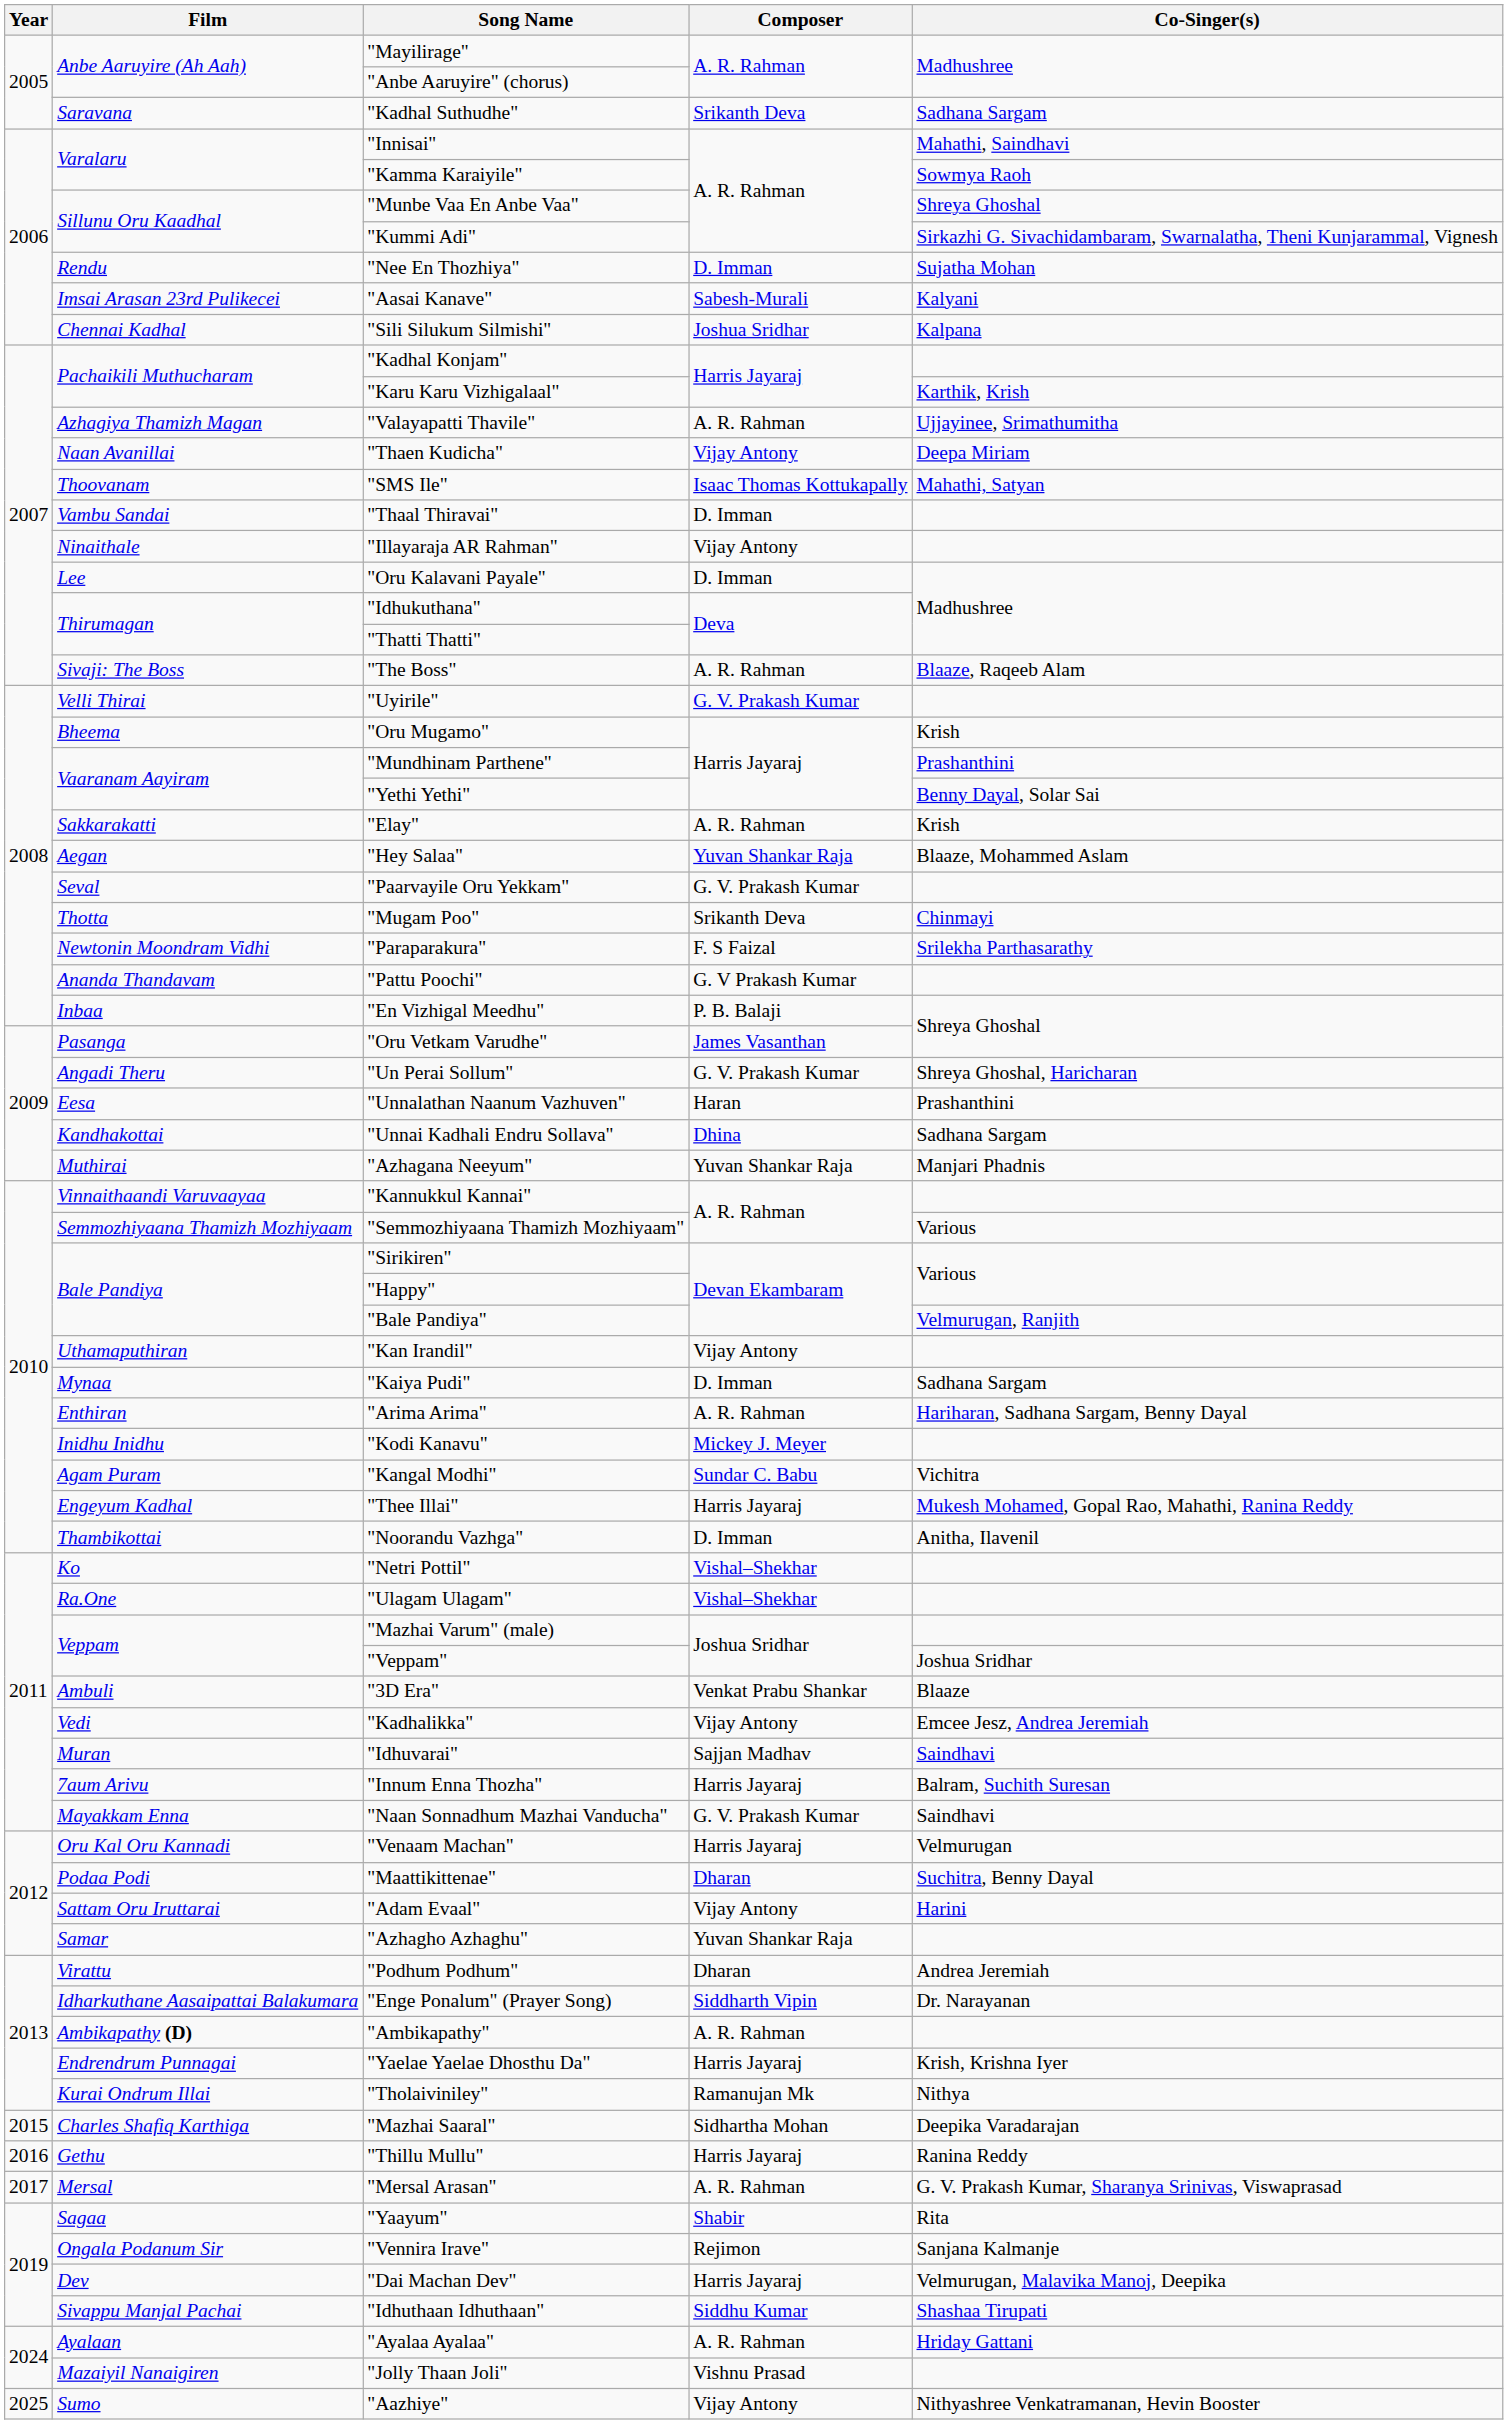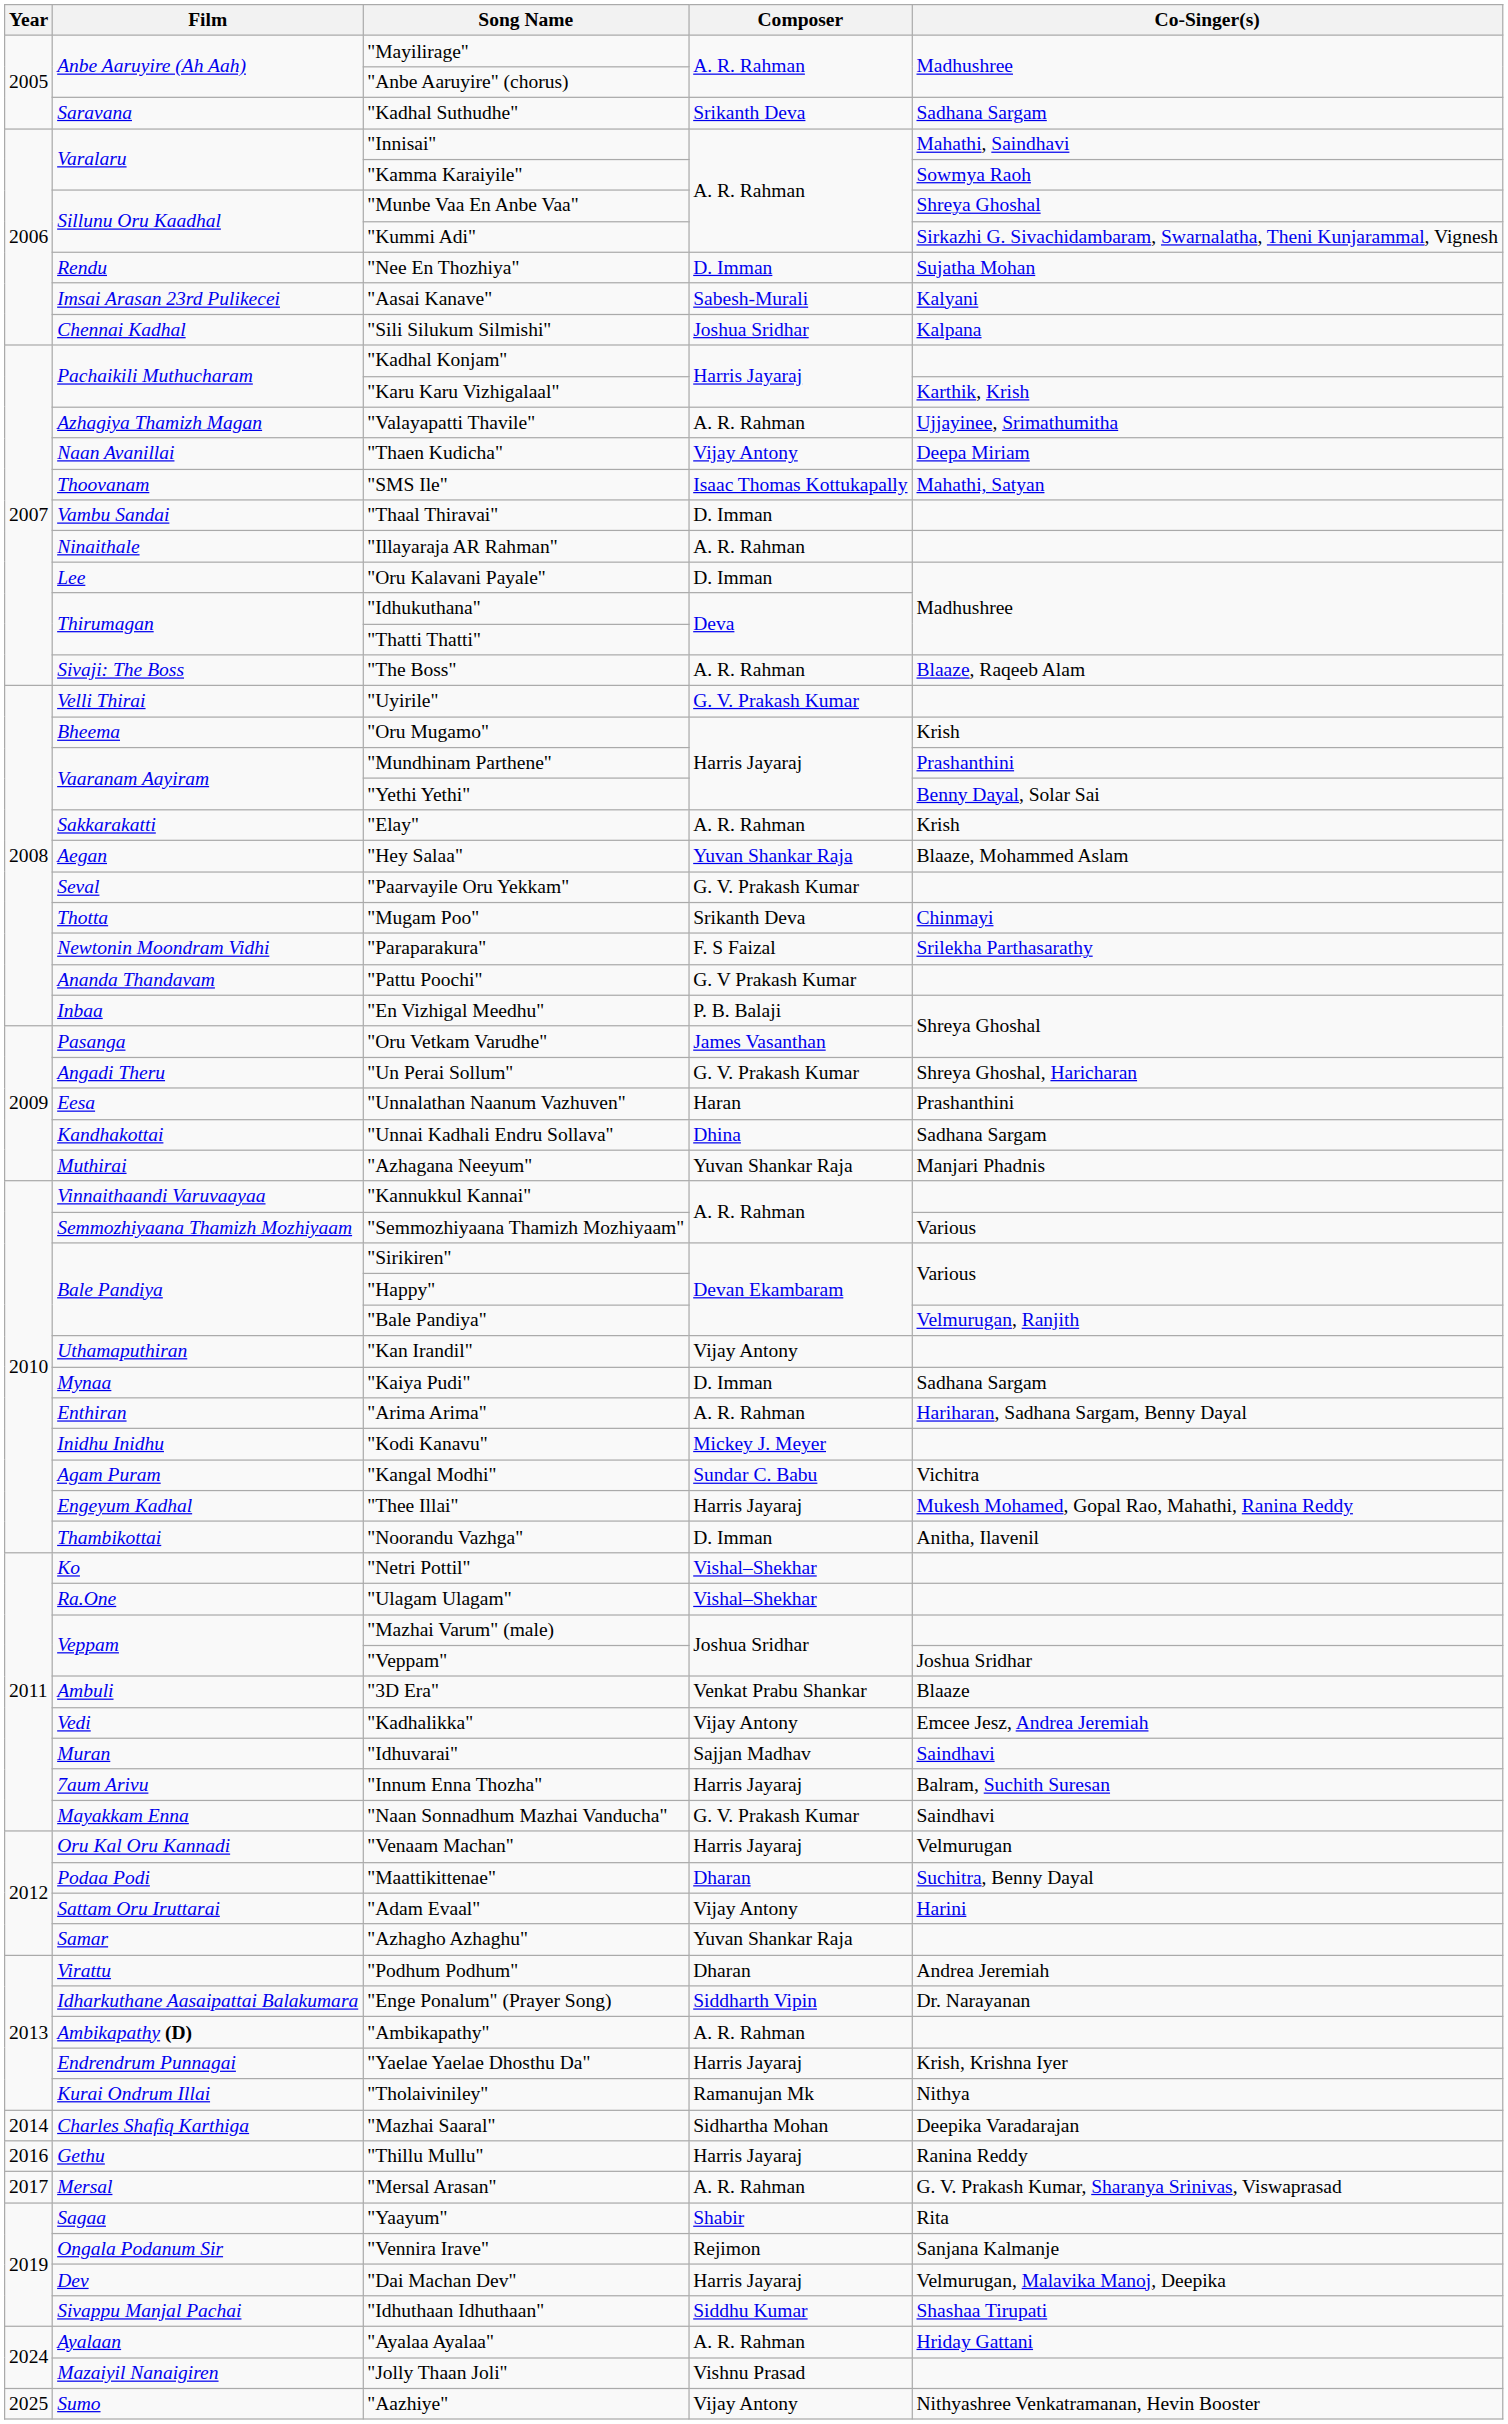(745, 546) Vijay Antony -> (749, 546) A. R. Rahman
(29, 2125) 2015 -> (29, 2125) 2014
